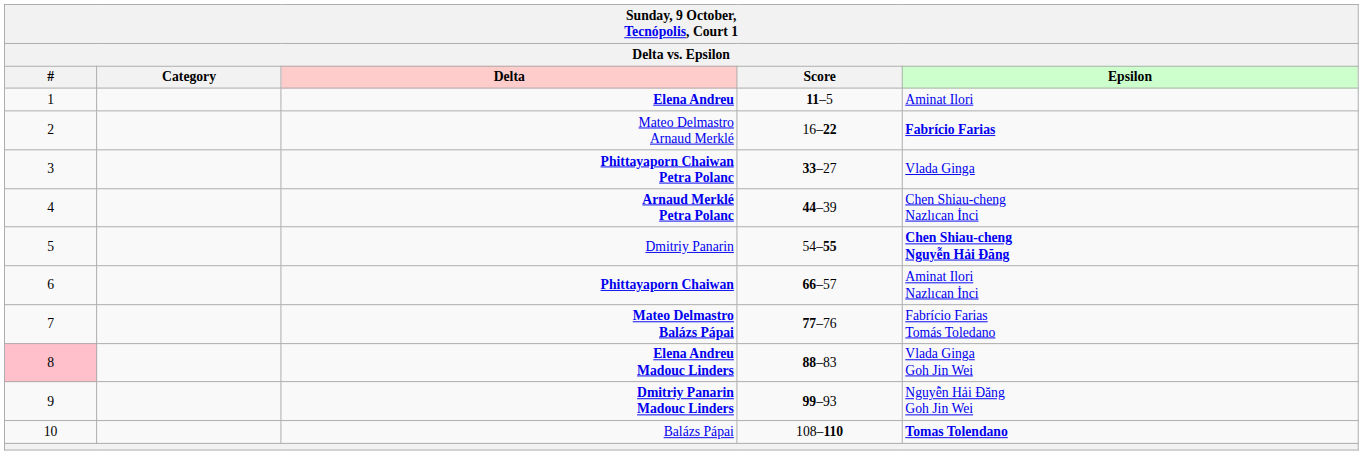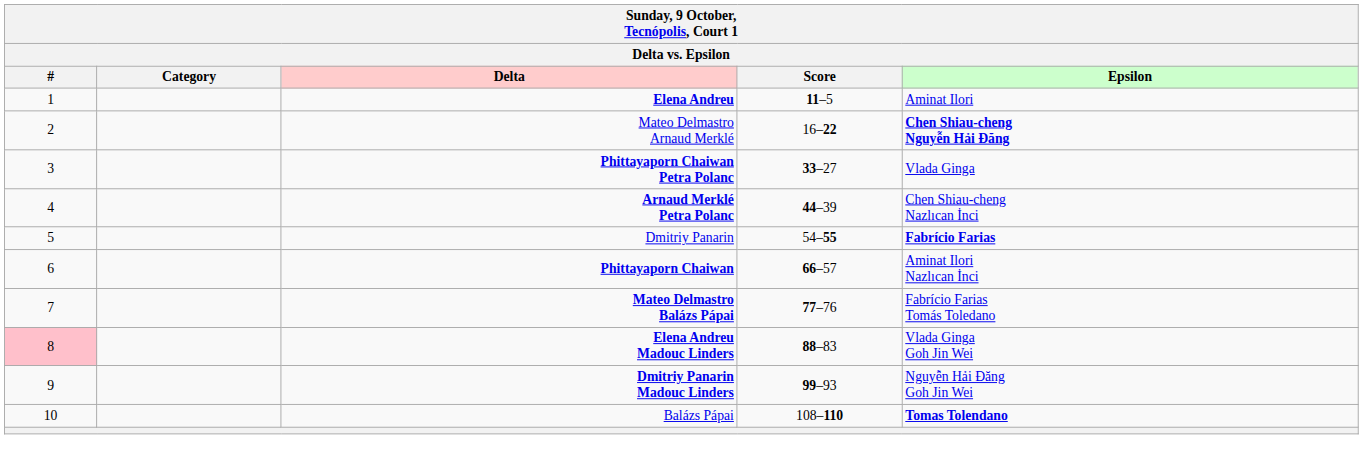(950, 130) Fabrício Farias -> (959, 130) Chen Shiau-cheng Nguyễn Hải Đăng
(959, 246) Chen Shiau-cheng Nguyễn Hải Đăng -> (950, 238) Fabrício Farias
